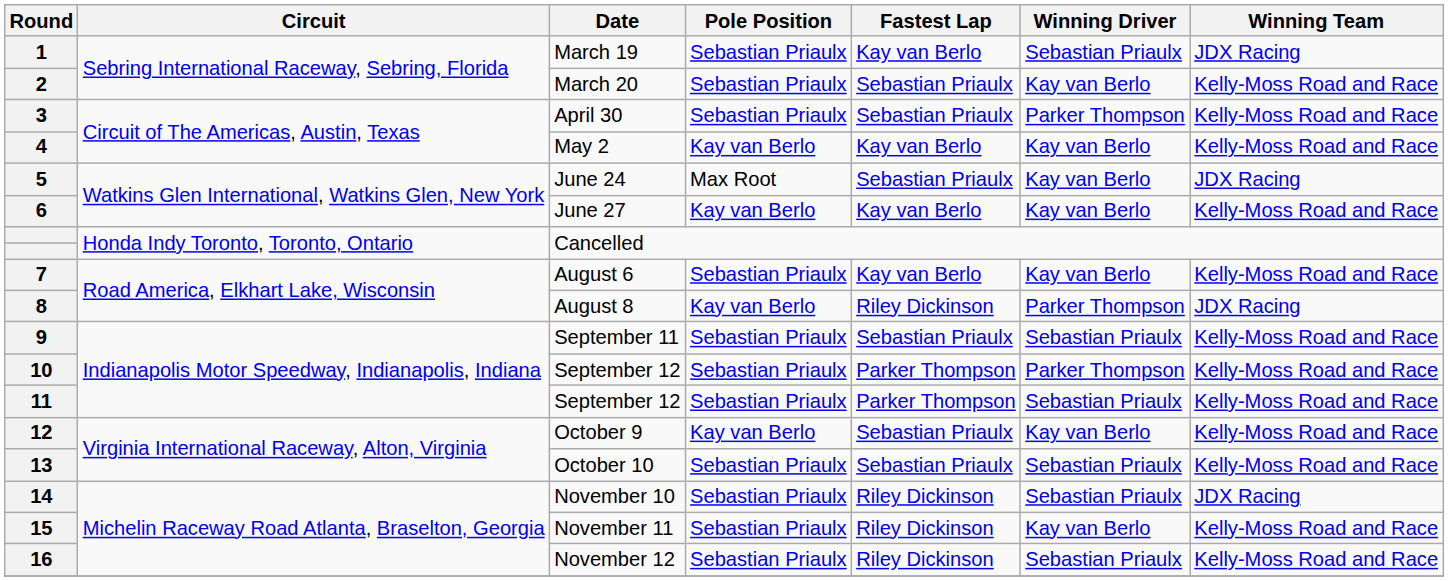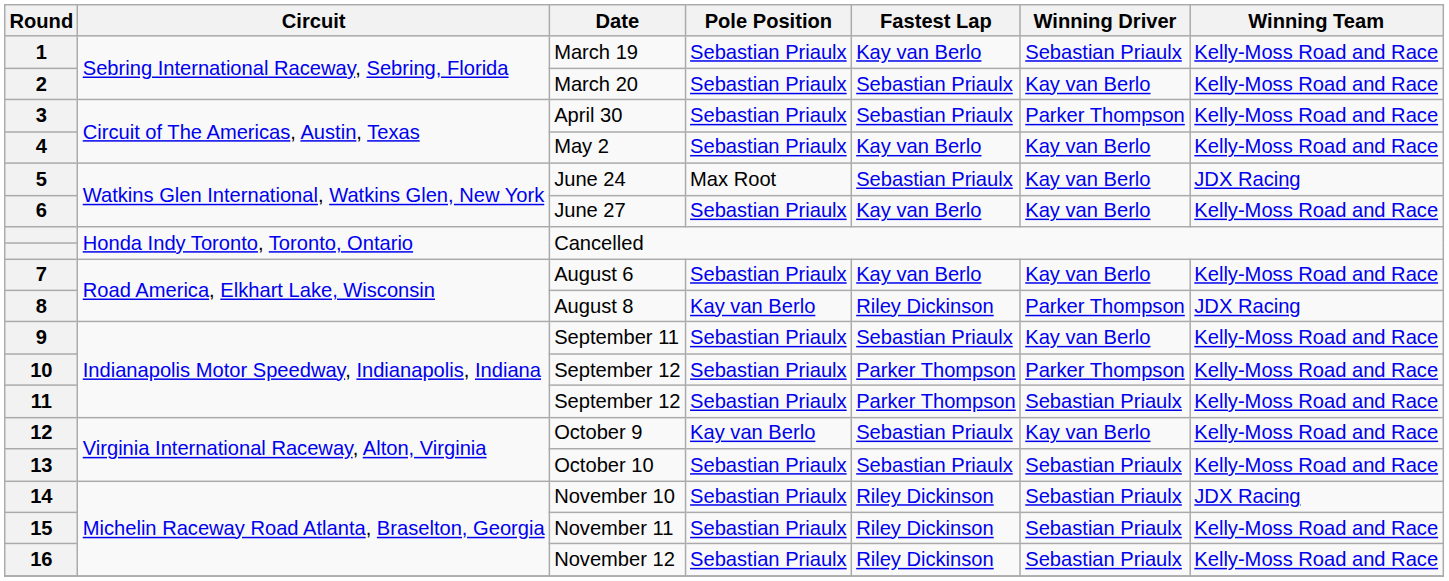(1247, 52) JDX Racing -> (1316, 52) Kelly-Moss Road and Race
(753, 147) Kay van Berlo -> (768, 147) Sebastian Priaulx
(753, 211) Kay van Berlo -> (768, 211) Sebastian Priaulx
(1104, 337) Sebastian Priaulx -> (1088, 337) Kay van Berlo
(1088, 528) Kay van Berlo -> (1104, 528) Sebastian Priaulx
